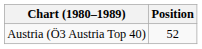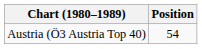(173, 33) 52 -> (173, 33) 54
